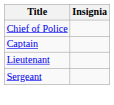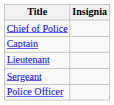+ row: (35, 92)
